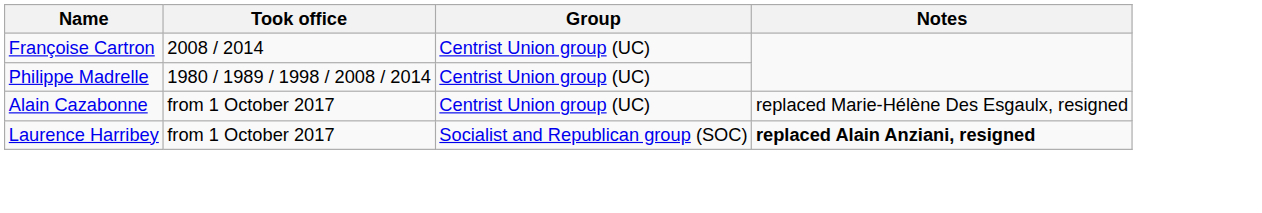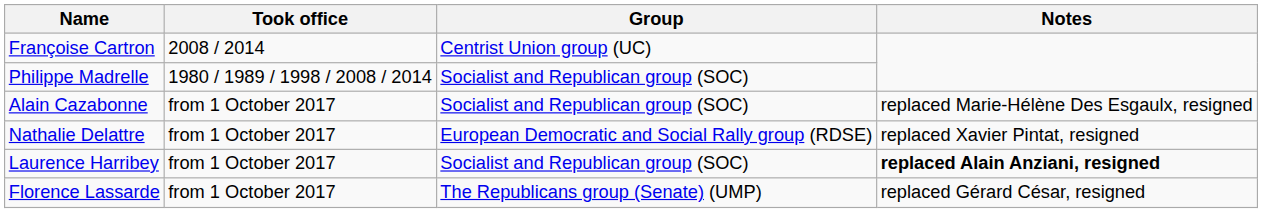(545, 76) Centrist Union group (UC) -> (594, 76) Socialist and Republican group (SOC)
(545, 105) Centrist Union group (UC) -> (594, 105) Socialist and Republican group (SOC)
+ row: (77, 134)
+ row: (84, 192)
